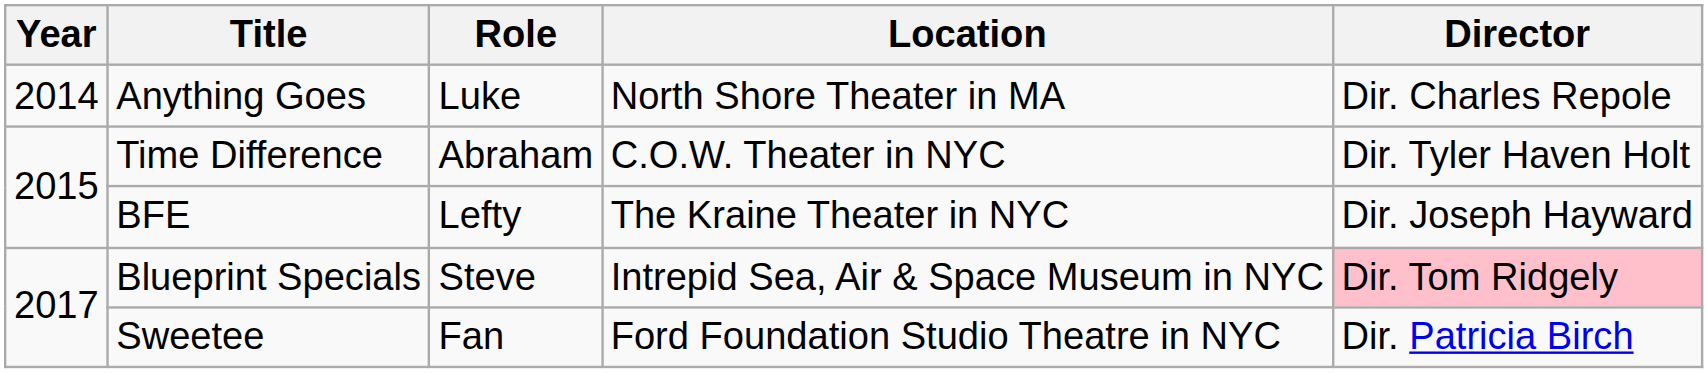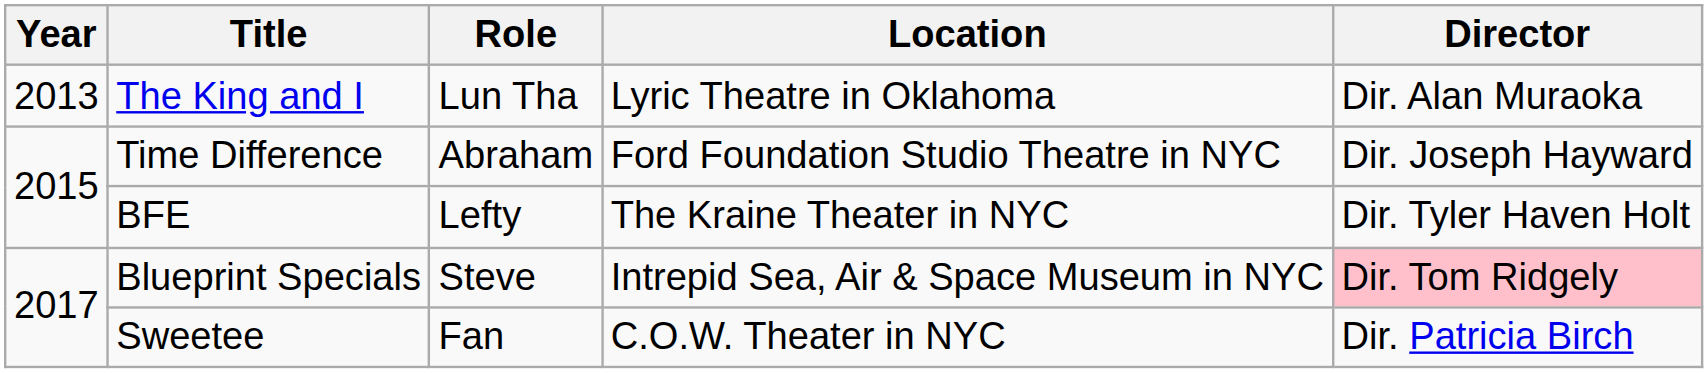+ row: (240, 95)
- row: (241, 95)
(808, 155) C.O.W. Theater in NYC -> (946, 155) Ford Foundation Studio Theatre in NYC
(1516, 155) Dir. Tyler Haven Holt -> (1517, 155) Dir. Joseph Hayward
(1517, 215) Dir. Joseph Hayward -> (1516, 215) Dir. Tyler Haven Holt
(946, 336) Ford Foundation Studio Theatre in NYC -> (808, 336) C.O.W. Theater in NYC
